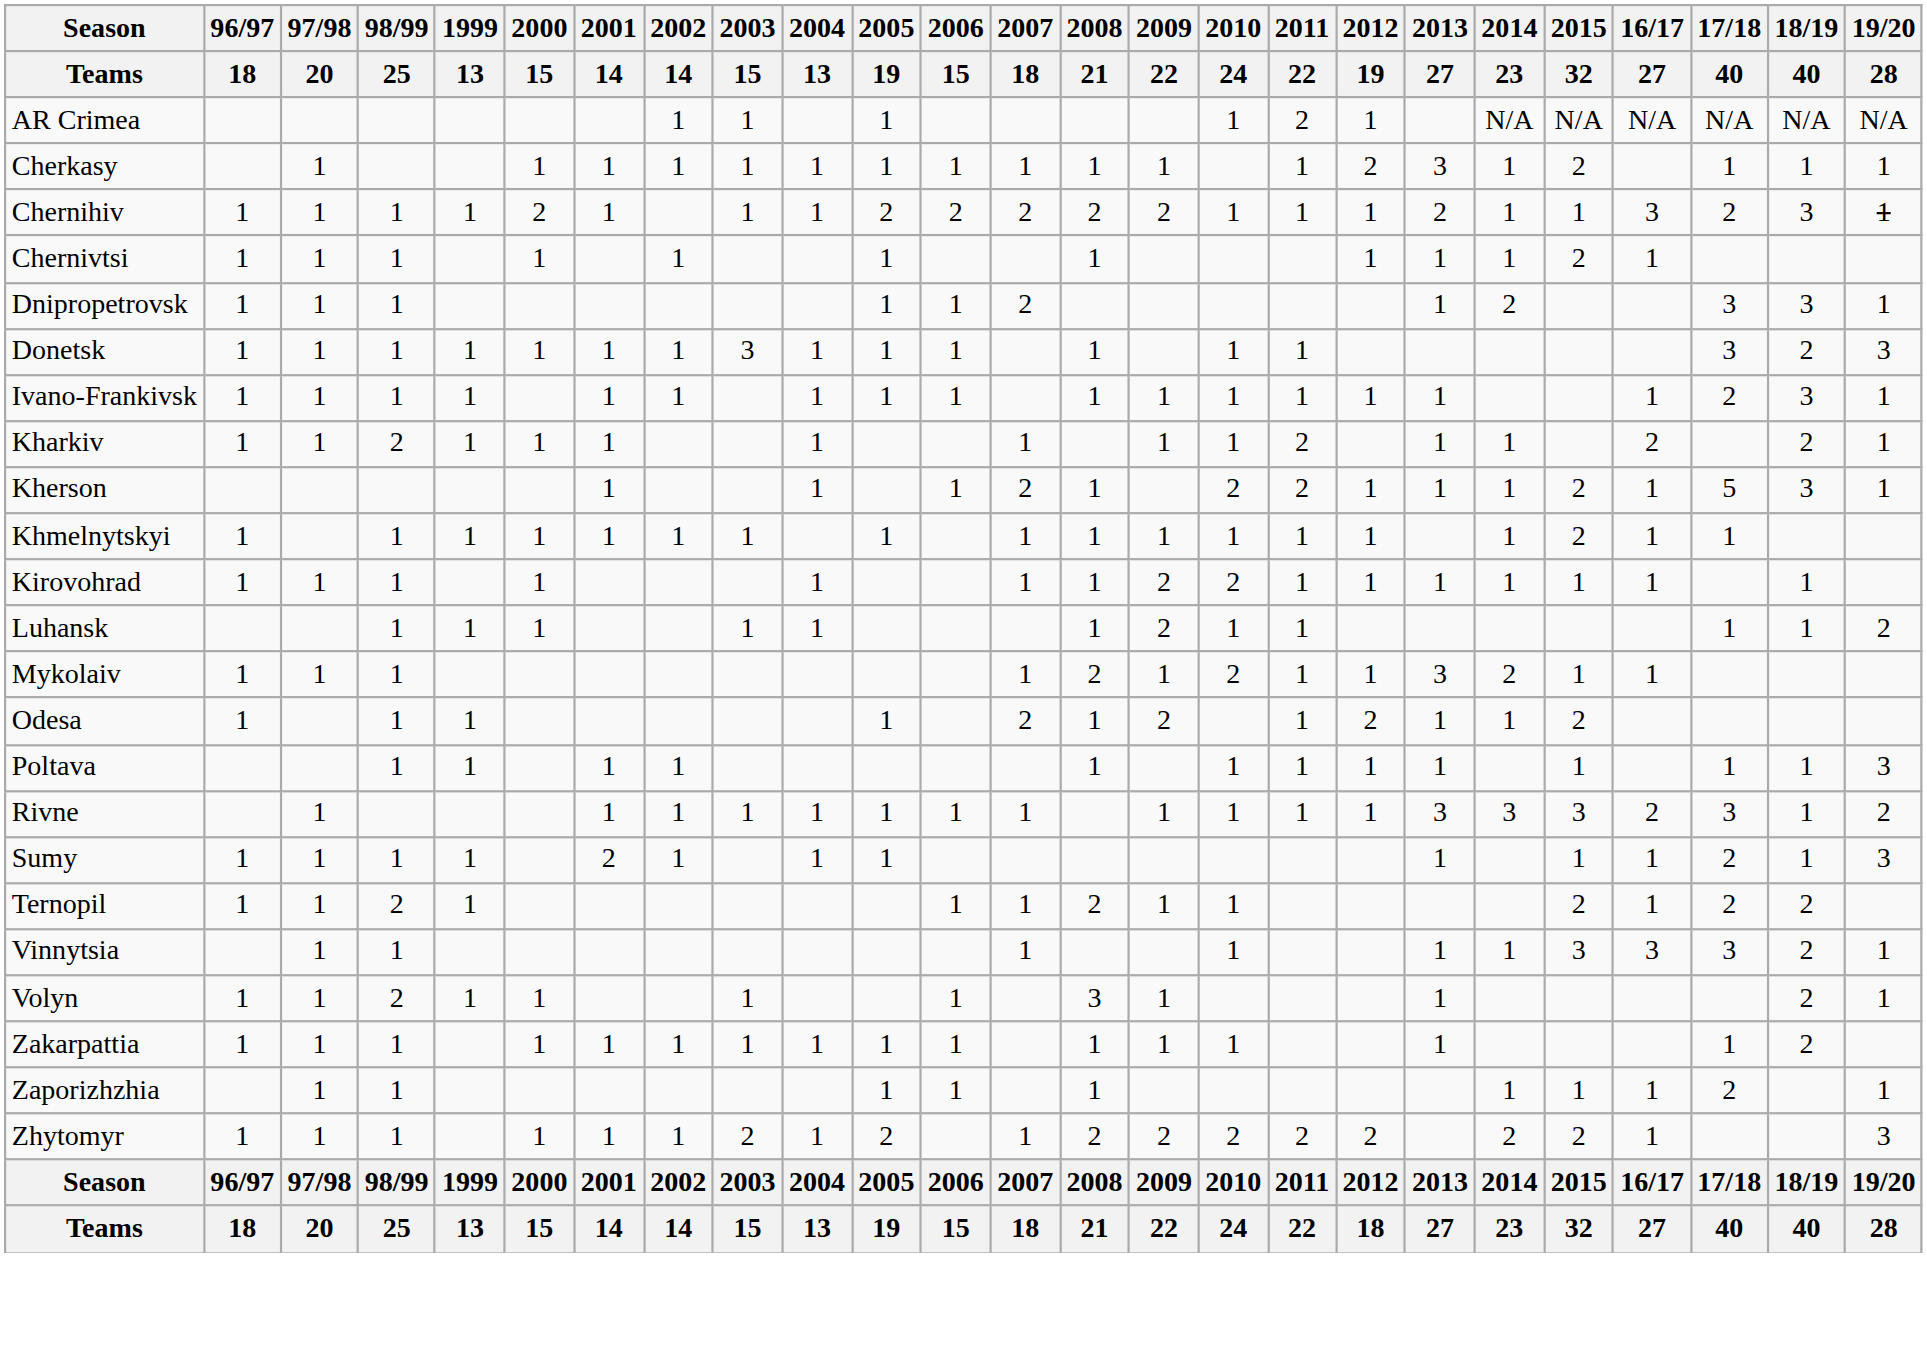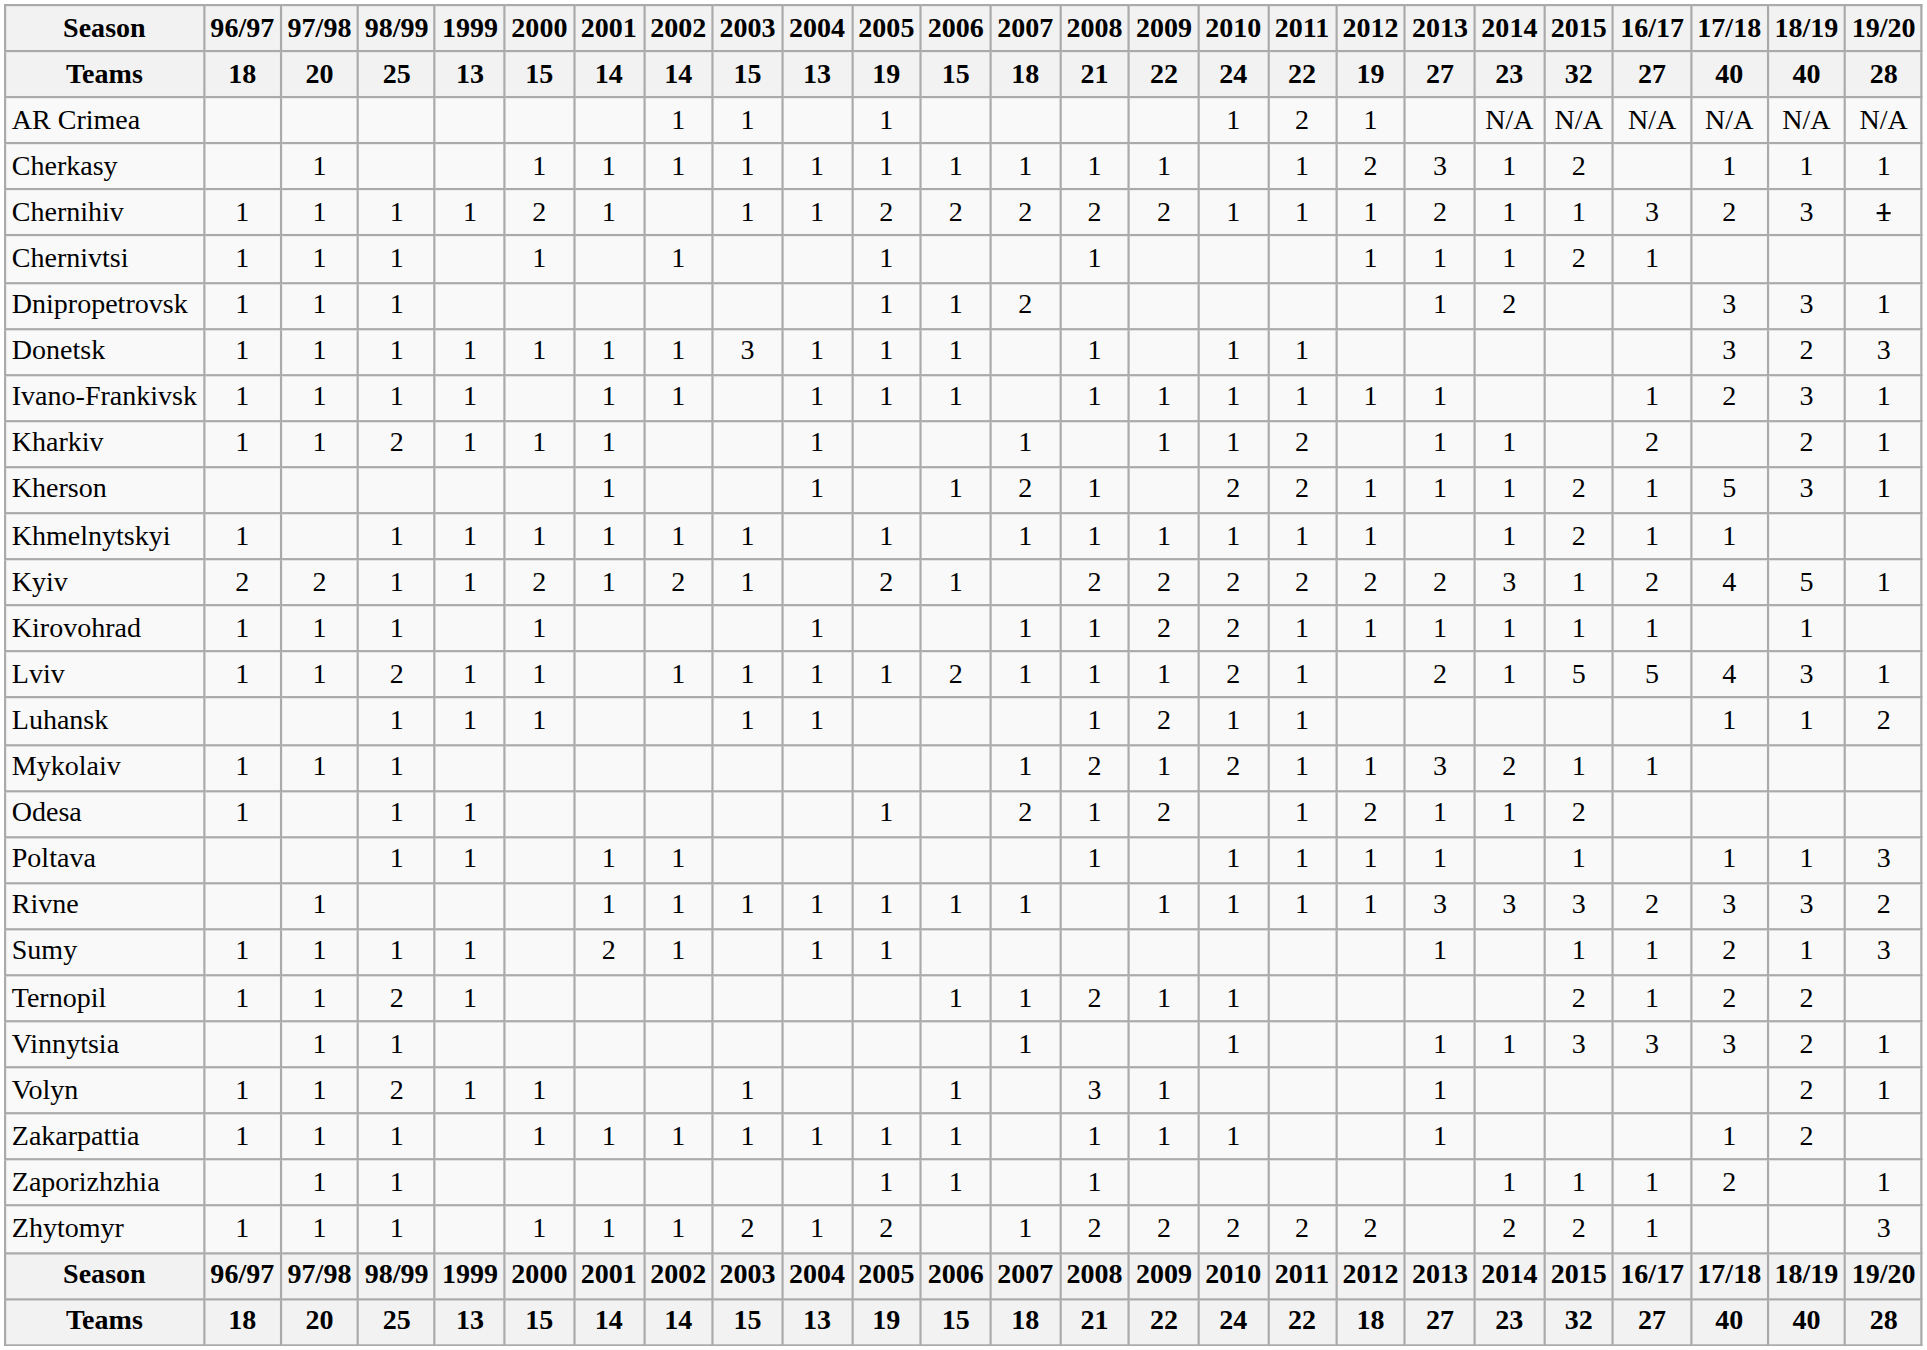+ row: (40, 581)
+ row: (38, 674)
(1806, 812) 1 -> (1806, 905) 3
